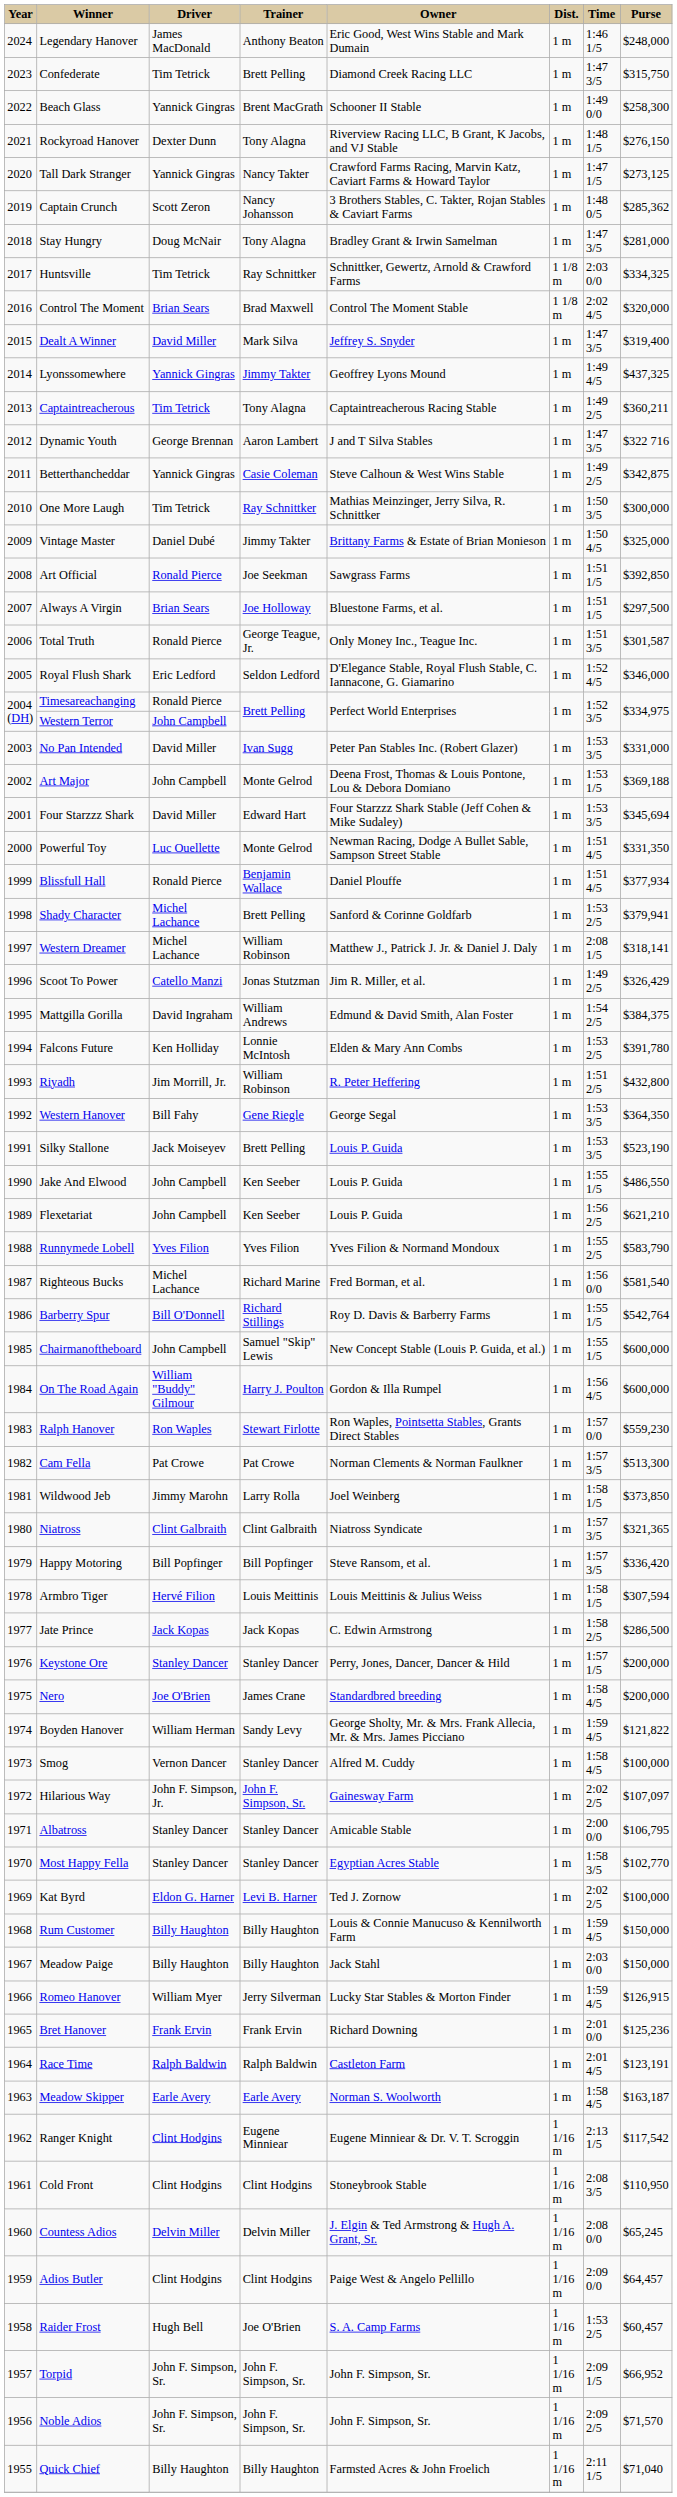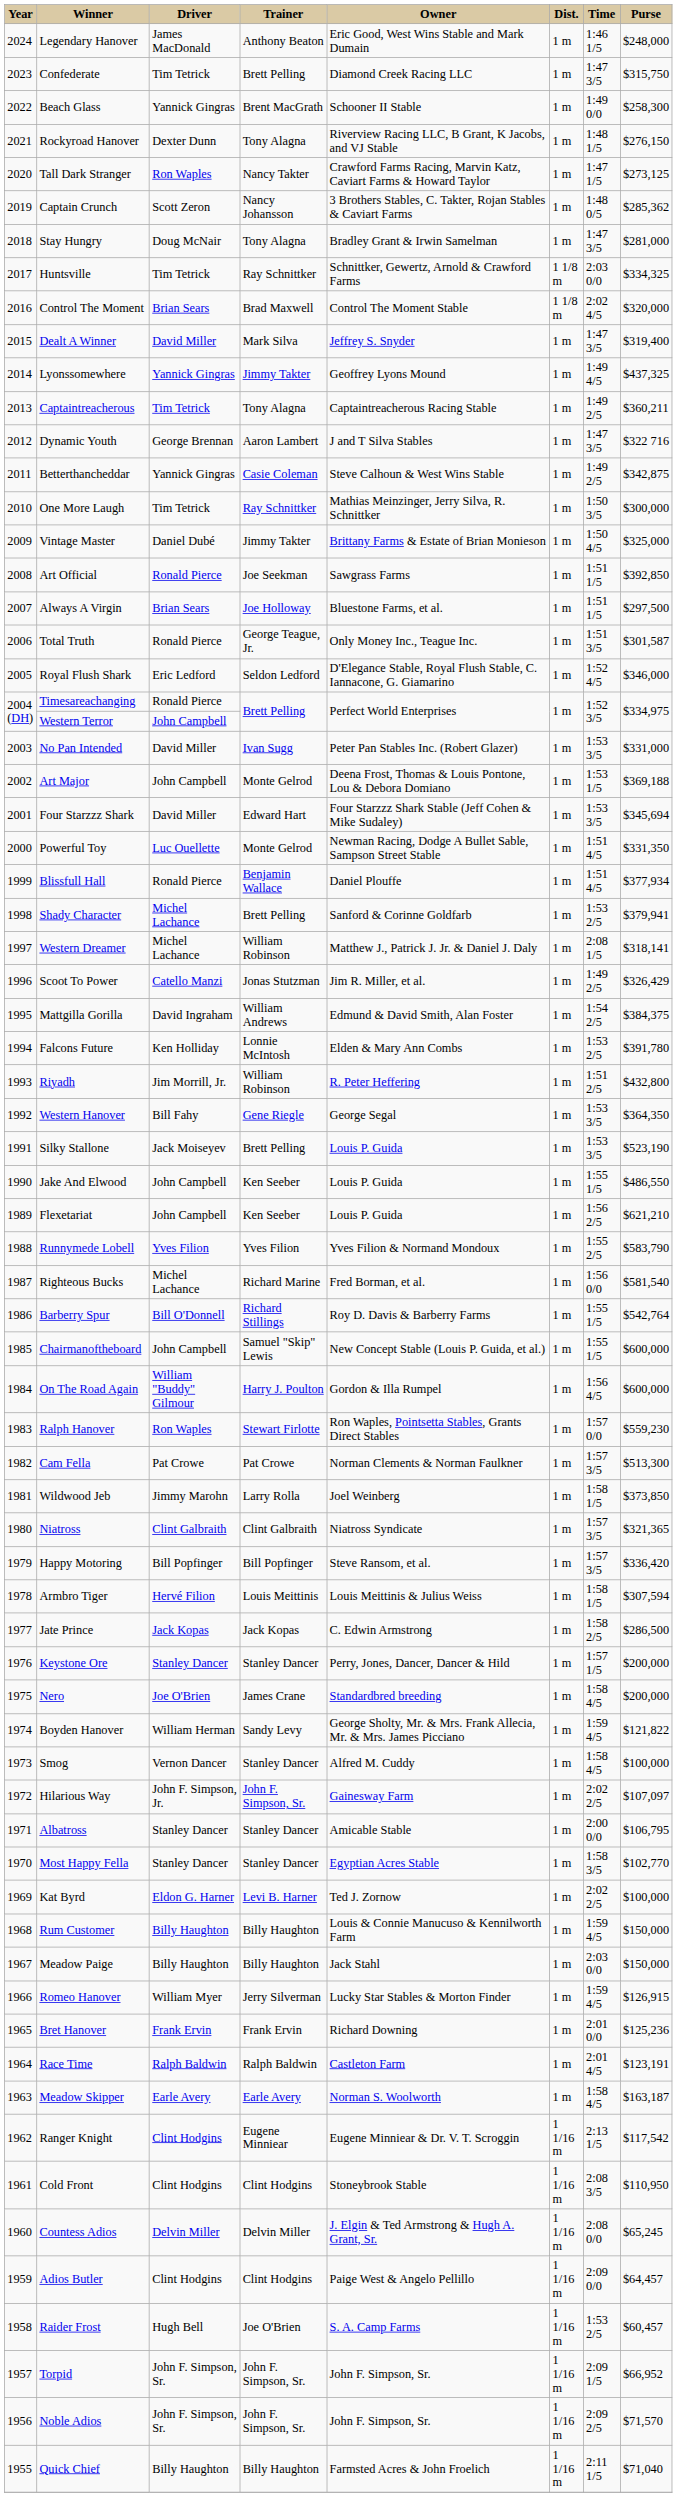(194, 174) Yannick Gingras -> (182, 174) Ron Waples
